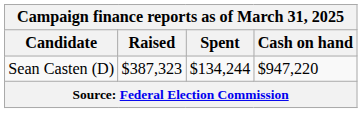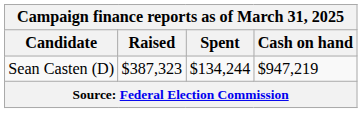(288, 68) $947,220 -> (288, 68) $947,219
